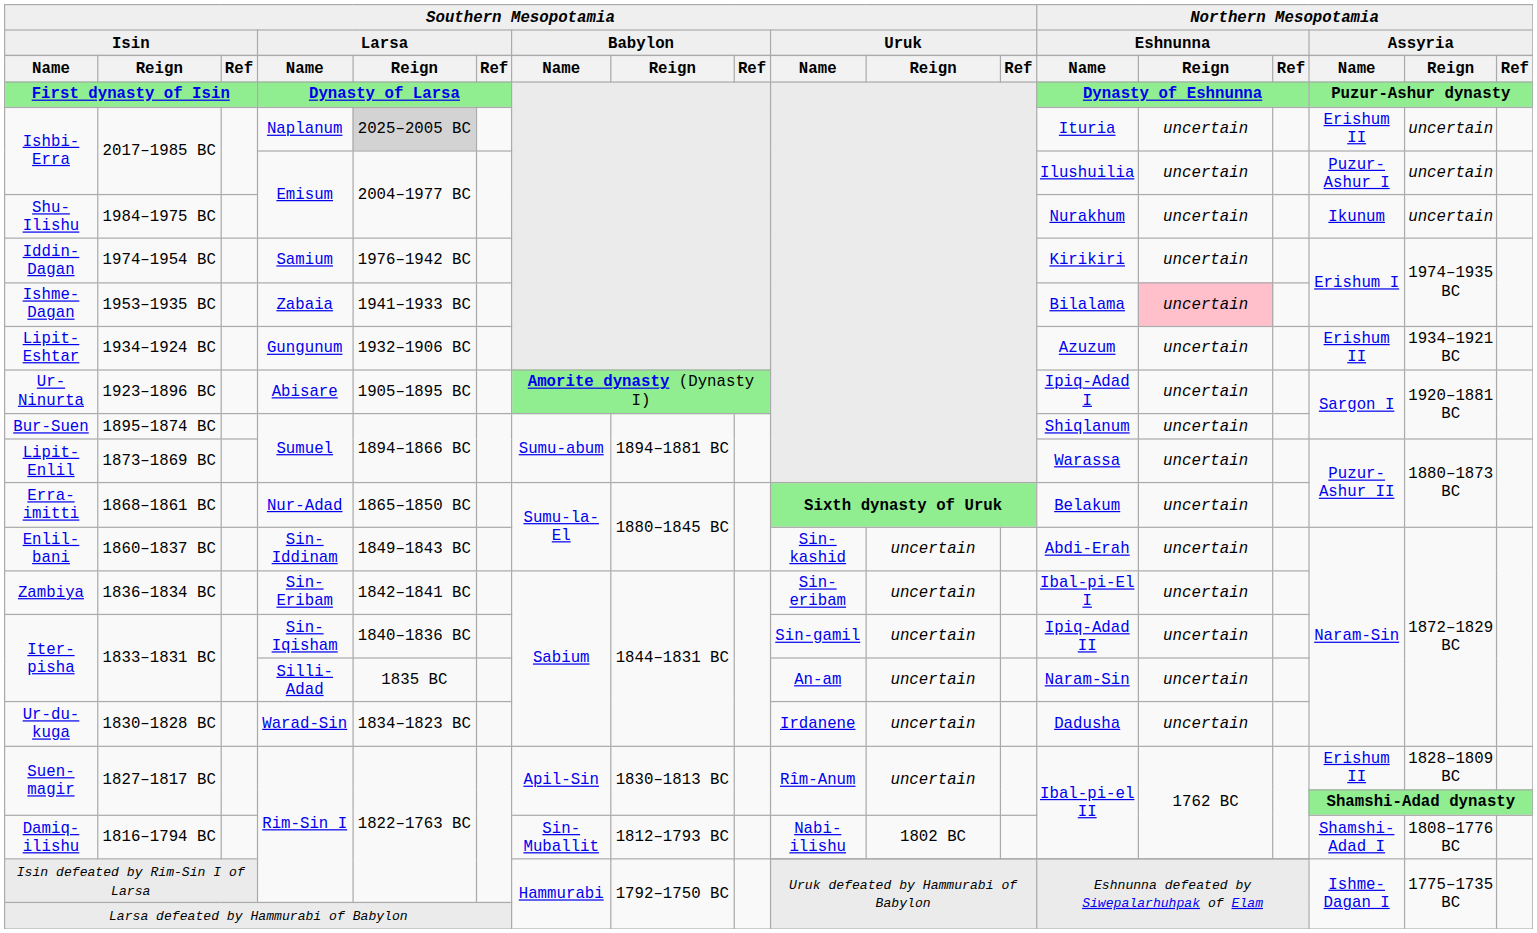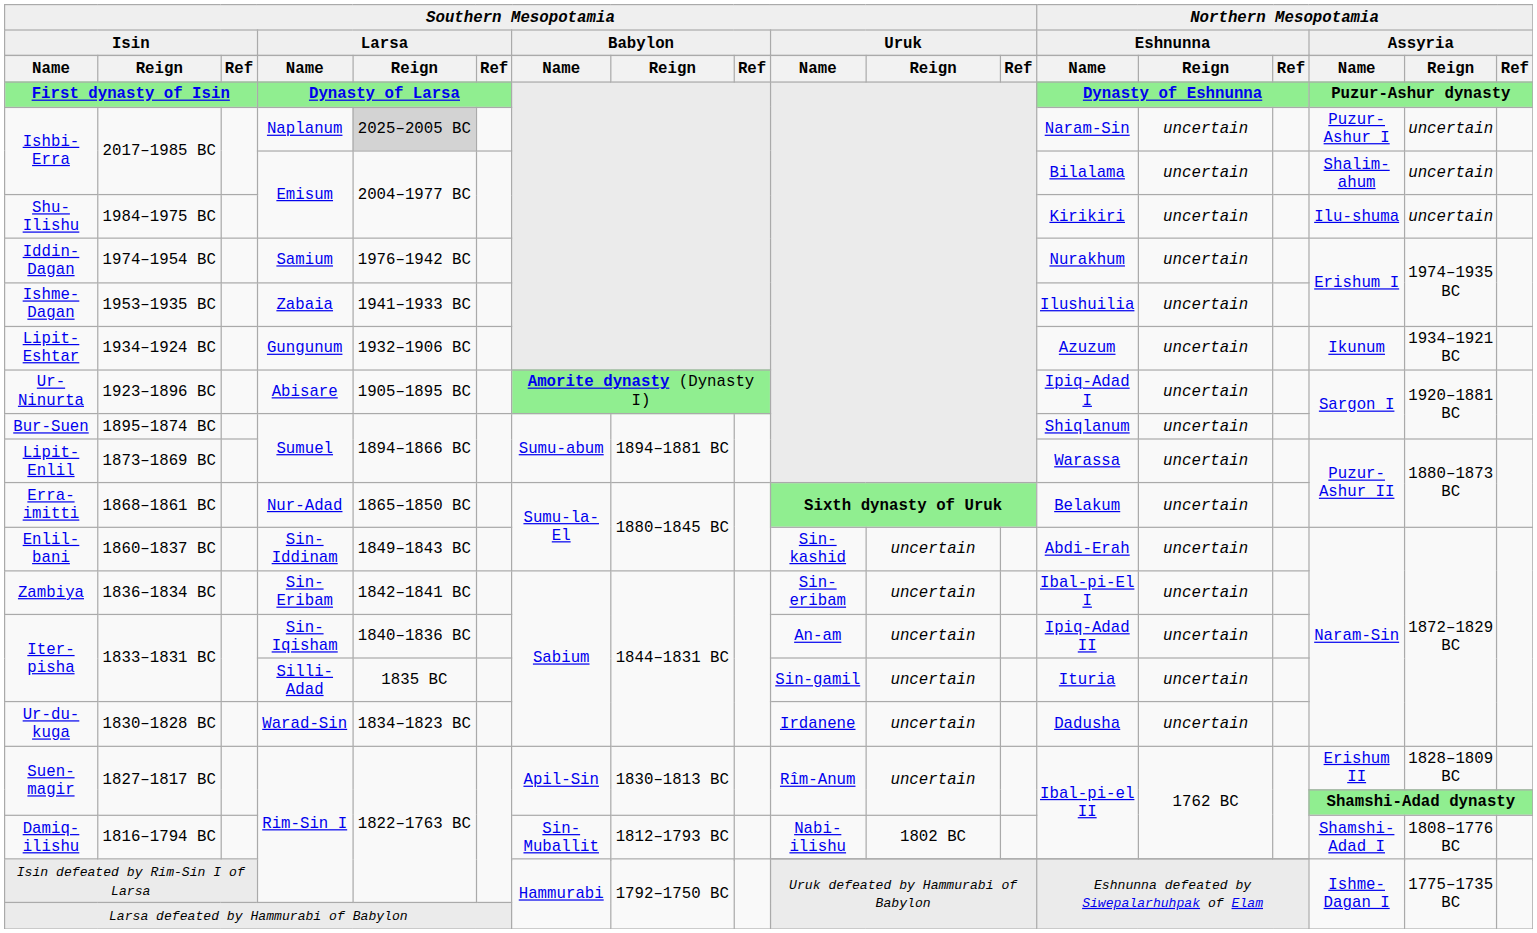(1087, 129) Ituria -> (1087, 129) Naram-Sin
(1357, 129) Erishum II -> (1357, 129) Puzur-Ashur I
(1087, 173) Ilushuilia -> (1087, 173) Bilalama
(1357, 173) Puzur-Ashur I -> (1357, 173) Shalim-ahum
(1087, 217) Nurakhum -> (1087, 217) Kirikiri
(1357, 217) Ikunum -> (1357, 217) Ilu-shuma
(1087, 260) Kirikiri -> (1087, 260) Nurakhum
(1087, 304) Bilalama -> (1087, 304) Ilushuilia
(1206, 304) pink background -> (1206, 304) no background
(1357, 348) Erishum II -> (1357, 348) Ikunum
(818, 636) Sin-gamil -> (818, 636) An-am
(818, 680) An-am -> (818, 680) Sin-gamil
(1087, 680) Naram-Sin -> (1087, 680) Ituria
